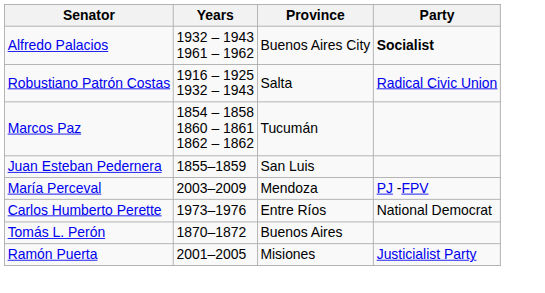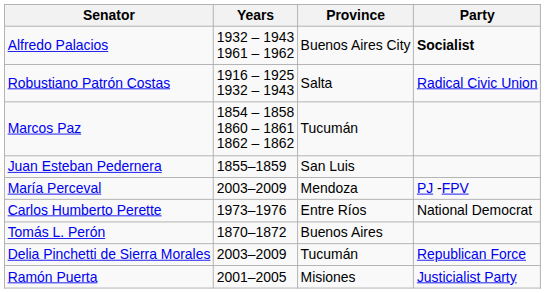+ row: (109, 254)
